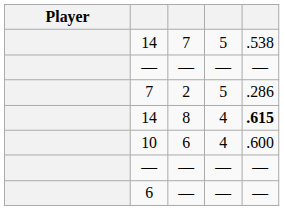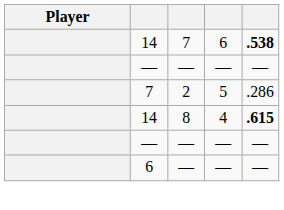(223, 42) 5 -> (223, 42) 6
(260, 42) normal -> (260, 42) bold
- row: (149, 142)
